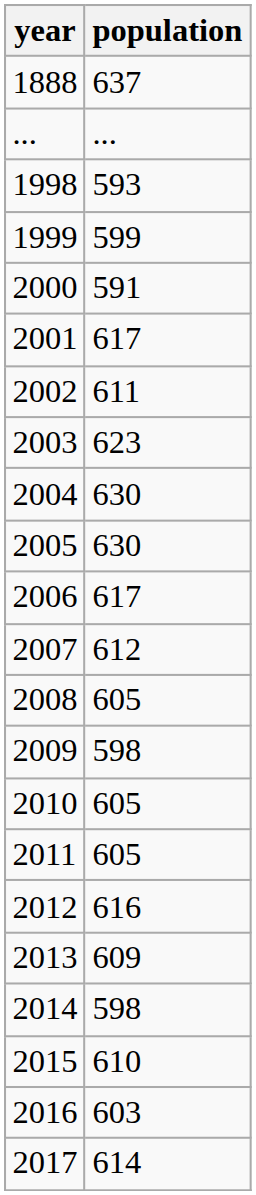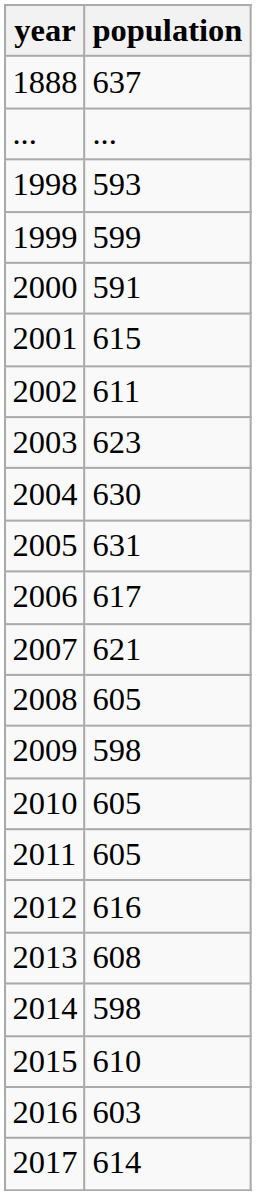(117, 339) 617 -> (117, 339) 615
(117, 545) 630 -> (117, 545) 631
(117, 648) 612 -> (117, 648) 621
(117, 957) 609 -> (117, 957) 608
